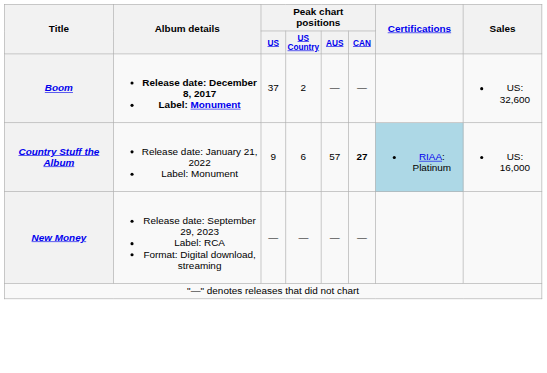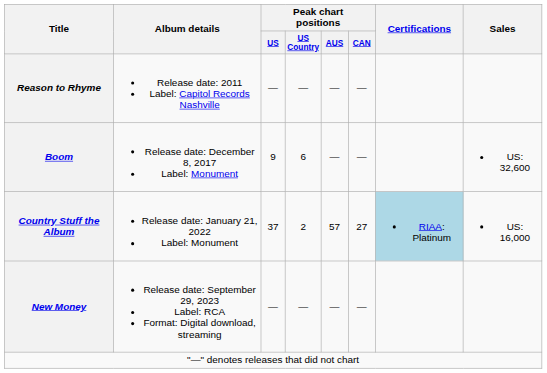+ row: (59, 88)
(187, 94) bold -> (187, 163) normal
(273, 88) 37 -> (273, 157) 9
(303, 88) 2 -> (303, 157) 6
(273, 157) 9 -> (273, 226) 37
(303, 157) 6 -> (303, 226) 2
(362, 157) bold -> (362, 226) normal
